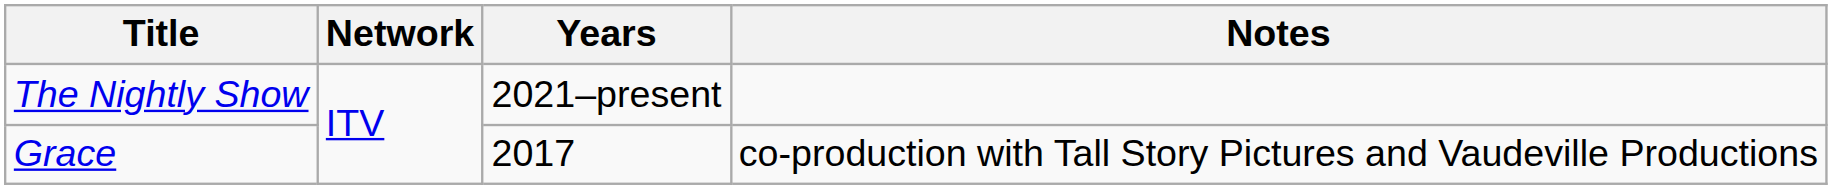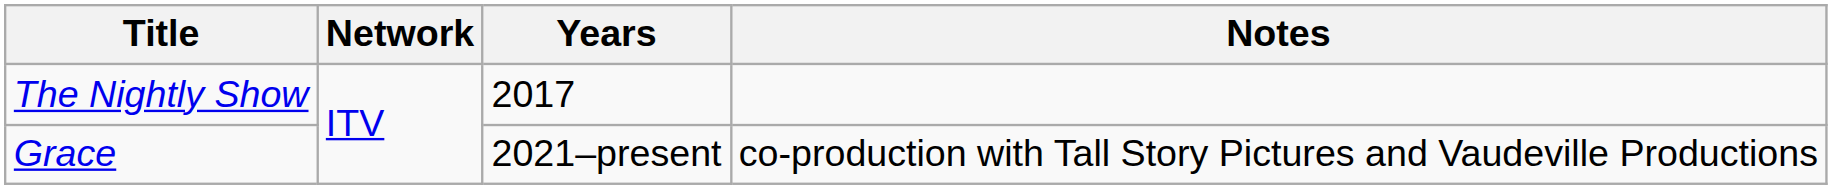(606, 93) 2021–present -> (533, 93) 2017
(533, 153) 2017 -> (606, 153) 2021–present
